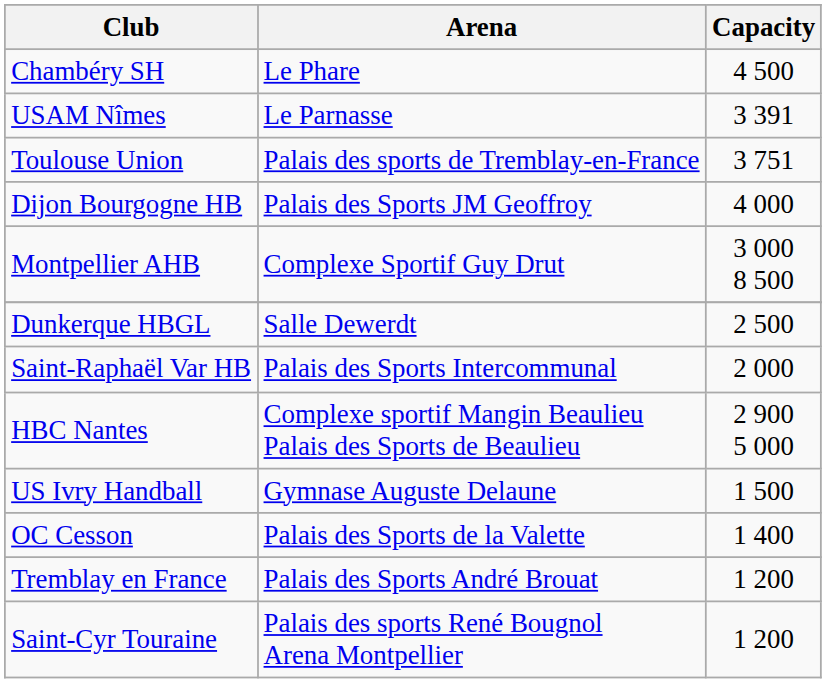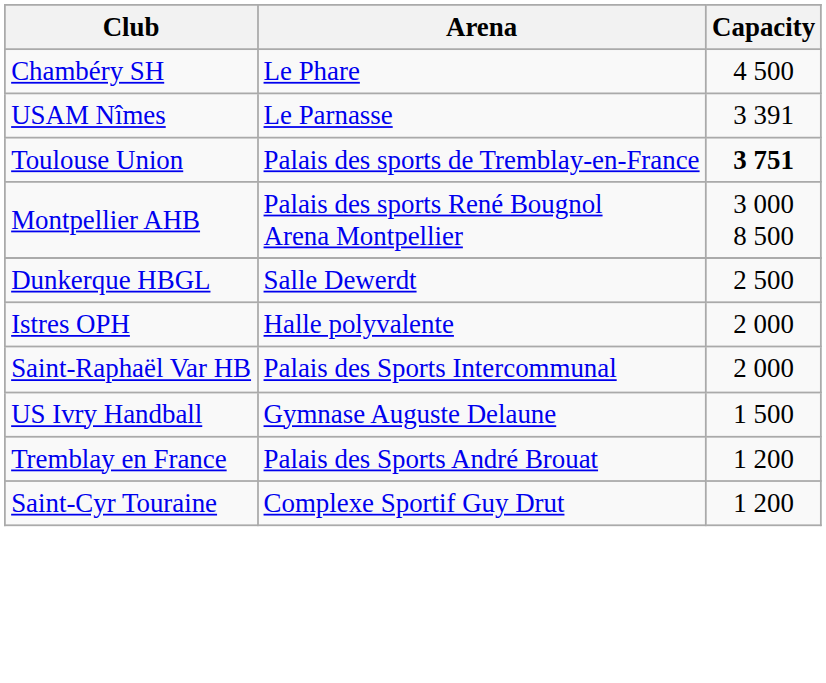(764, 159) normal -> (764, 159) bold
- row: (127, 204)
(414, 264) Complexe Sportif Guy Drut -> (433, 220) Palais des sports René Bougnol Arena Montpellier
+ row: (70, 324)
- row: (79, 429)
- row: (72, 534)
(433, 638) Palais des sports René Bougnol Arena Montpellier -> (414, 502) Complexe Sportif Guy Drut
